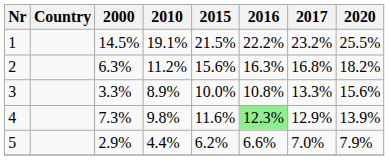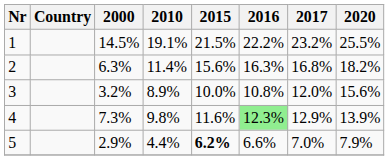(167, 67) 11.2% -> (167, 67) 11.4%
(115, 92) 3.3% -> (115, 92) 3.2%
(312, 92) 13.3% -> (312, 92) 12.0%
(211, 142) normal -> (213, 142) bold
